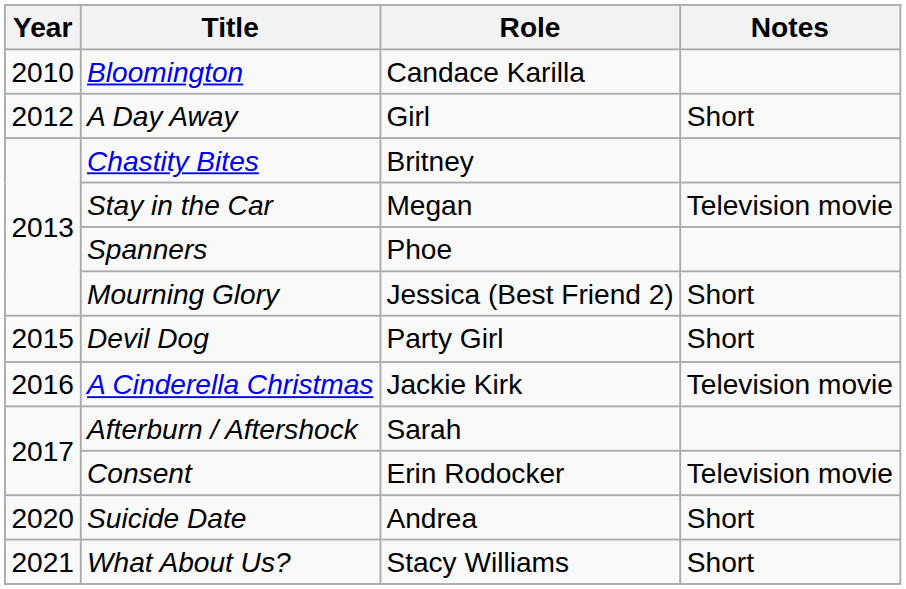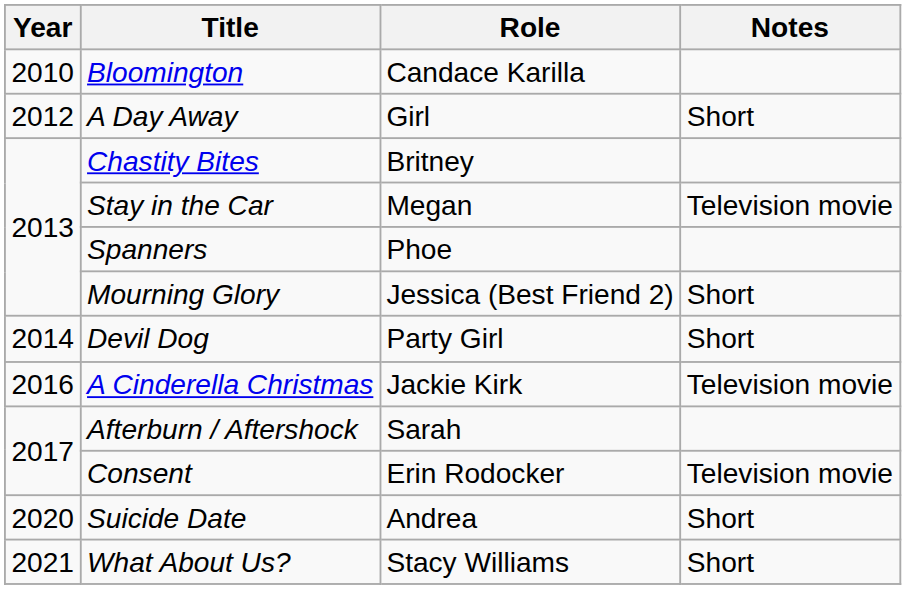(43, 339) 2015 -> (43, 339) 2014
